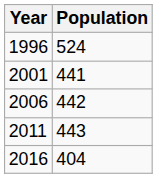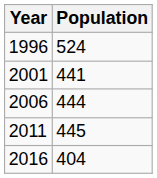(71, 103) 442 -> (71, 103) 444
(71, 131) 443 -> (71, 131) 445
